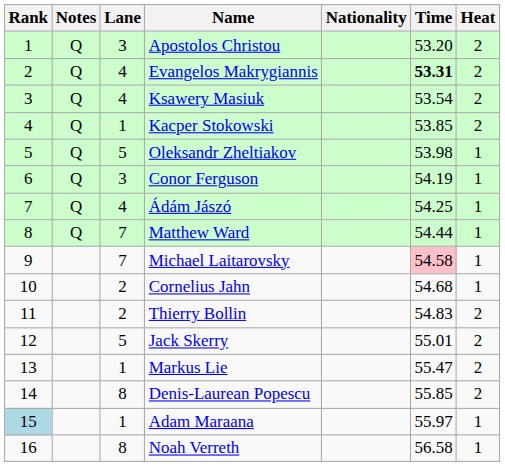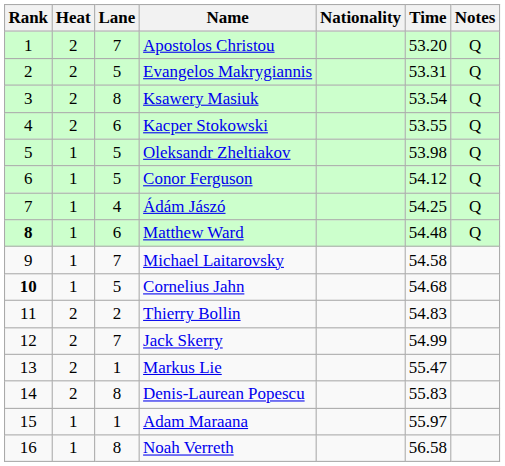columns swapped: (478, 17) <-> (76, 17)
(123, 44) 3 -> (117, 44) 7
(123, 71) 4 -> (117, 71) 5
(434, 71) bold -> (428, 71) normal
(123, 98) 4 -> (117, 98) 8
(123, 125) 1 -> (117, 125) 6
(434, 125) 53.85 -> (428, 125) 53.55
(123, 179) 3 -> (117, 179) 5
(434, 179) 54.19 -> (428, 179) 54.12
(28, 233) normal -> (28, 233) bold
(123, 233) 7 -> (117, 233) 6
(434, 233) 54.44 -> (428, 233) 54.48
(434, 260) pink background -> (428, 260) no background
(28, 286) normal -> (28, 286) bold
(123, 286) 2 -> (117, 286) 5
(123, 340) 5 -> (117, 340) 7
(434, 340) 55.01 -> (428, 340) 54.99
(434, 394) 55.85 -> (428, 394) 55.83
(28, 421) lightblue background -> (28, 421) no background
